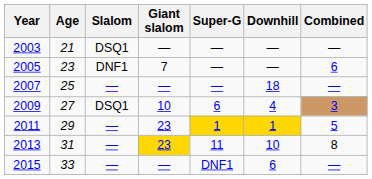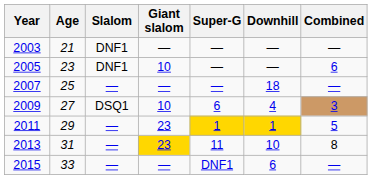(112, 47) DSQ1 -> (112, 47) DNF1
(164, 67) 7 -> (164, 67) 10
